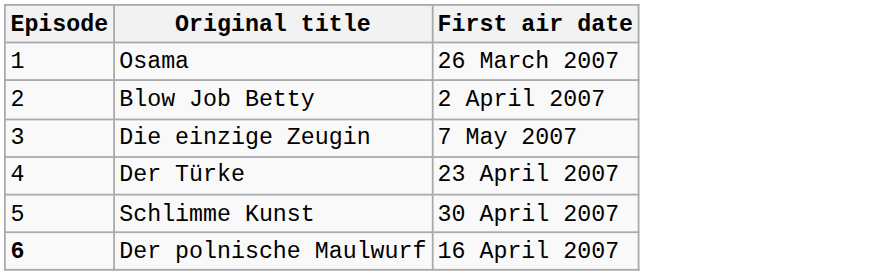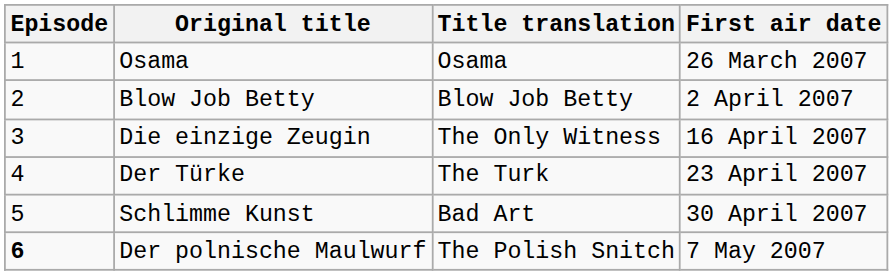+ column: (556, 24)
(507, 138) 7 May 2007 -> (777, 138) 16 April 2007
(528, 251) 16 April 2007 -> (756, 251) 7 May 2007
